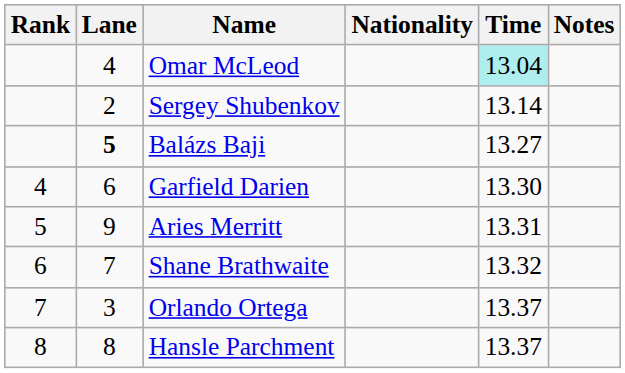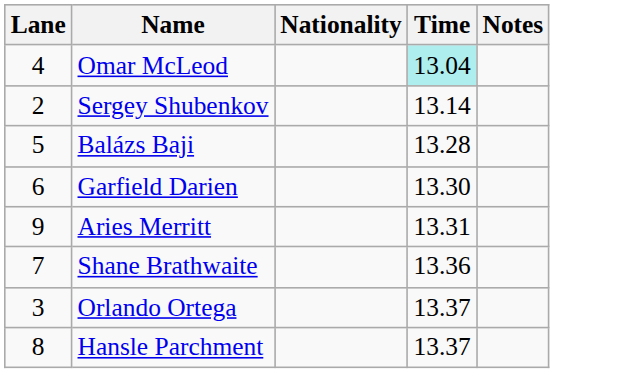- column: (40, 24)
(109, 145) bold -> (38, 145) normal
(513, 145) 13.27 -> (442, 145) 13.28
(513, 266) 13.32 -> (442, 266) 13.36
